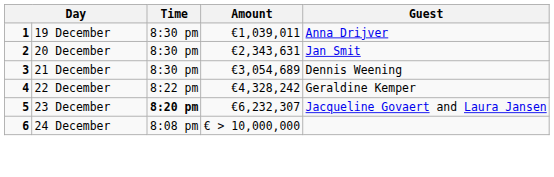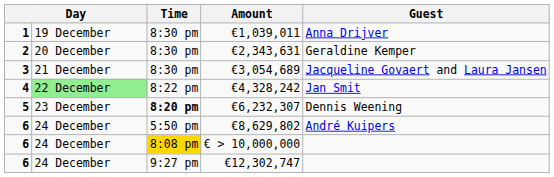(333, 51) Jan Smit -> (361, 51) Geraldine Kemper
(354, 70) Dennis Weening -> (426, 70) Jacqueline Govaert and Laura Jansen
(72, 88) no background -> (72, 88) lightgreen background
(361, 88) Geraldine Kemper -> (333, 88) Jan Smit
(426, 107) Jacqueline Govaert and Laura Jansen -> (354, 107) Dennis Weening
+ row: (266, 126)
(174, 126) no background -> (174, 144) gold background
+ row: (262, 163)
